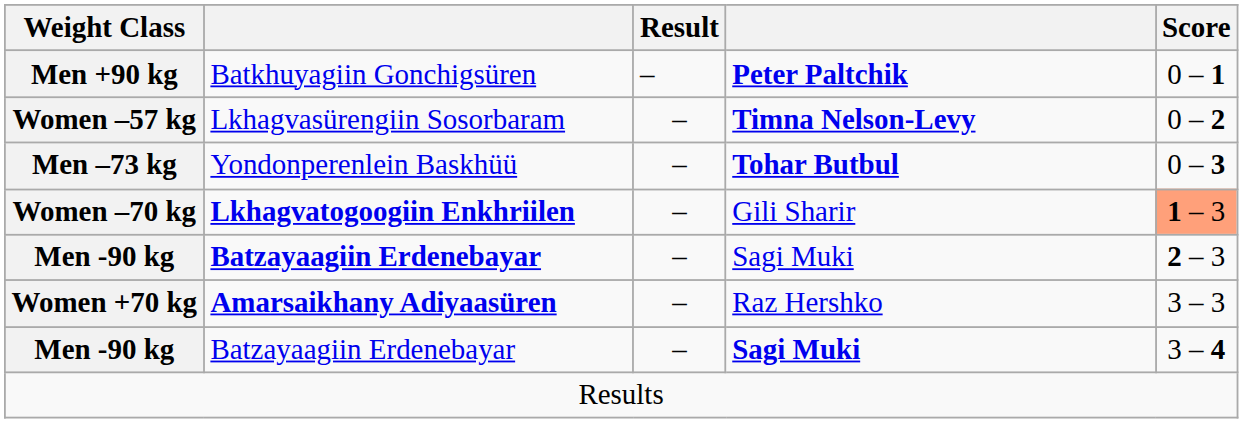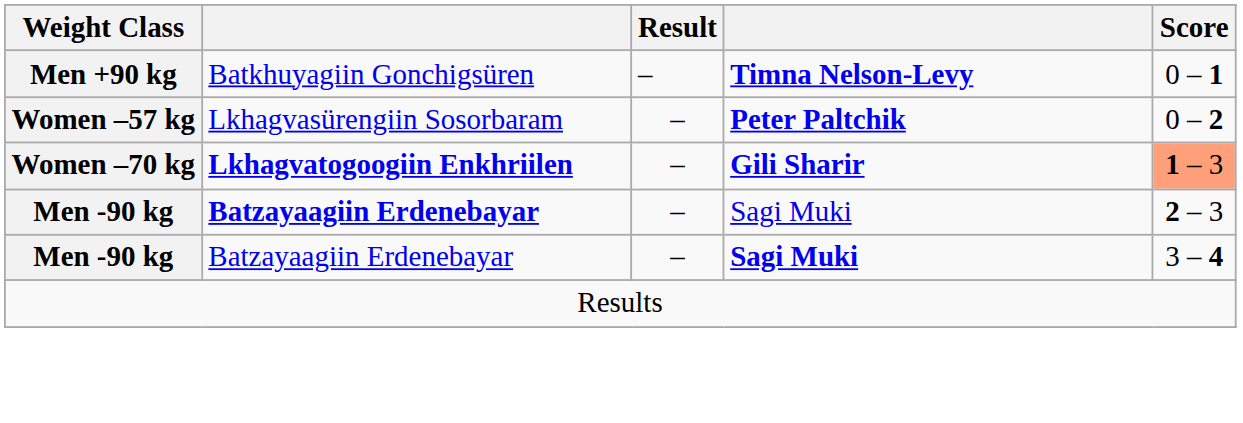(820, 73) Peter Paltchik -> (852, 73) Timna Nelson-Levy
(854, 119) Timna Nelson-Levy -> (818, 119) Peter Paltchik
- row: (104, 165)
(794, 211) normal -> (797, 165) bold
- row: (104, 303)
